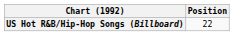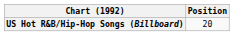(207, 24) 22 -> (207, 24) 20
